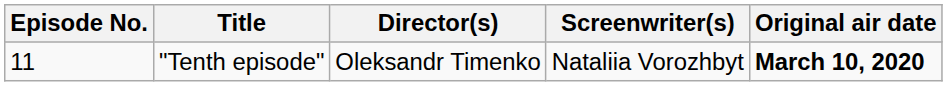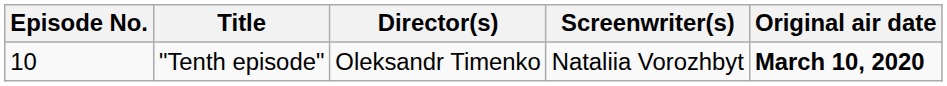(23, 61) 11 -> (23, 61) 10
